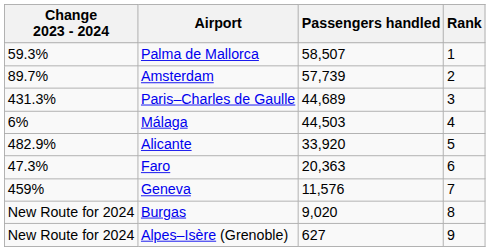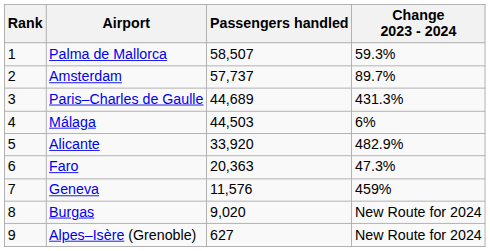columns swapped: (464, 23) <-> (71, 23)
(324, 76) 57,739 -> (232, 76) 57,737
